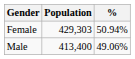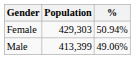(75, 46) 413,400 -> (75, 46) 413,399
